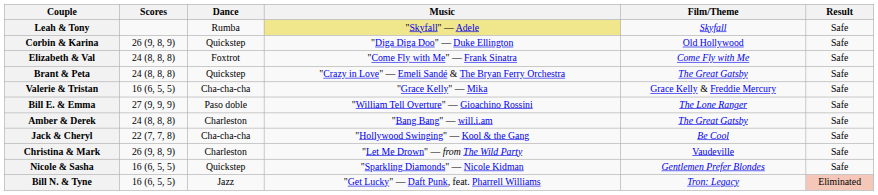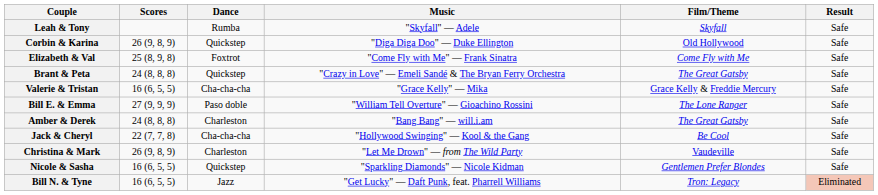(442, 27) khaki background -> (442, 27) no background
(153, 58) 24 (8, 8, 8) -> (153, 58) 25 (8, 9, 8)
